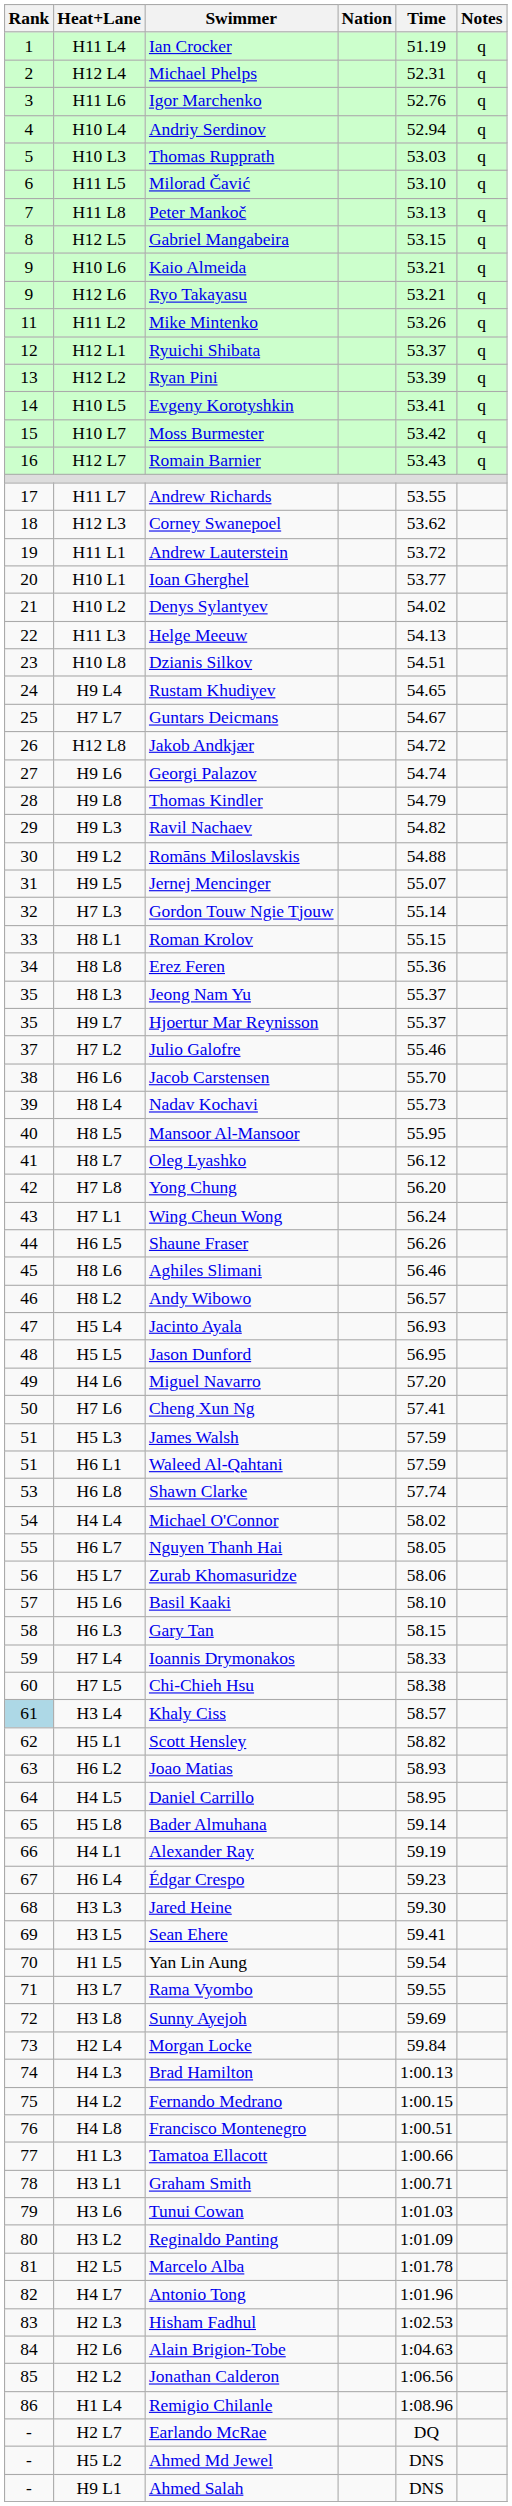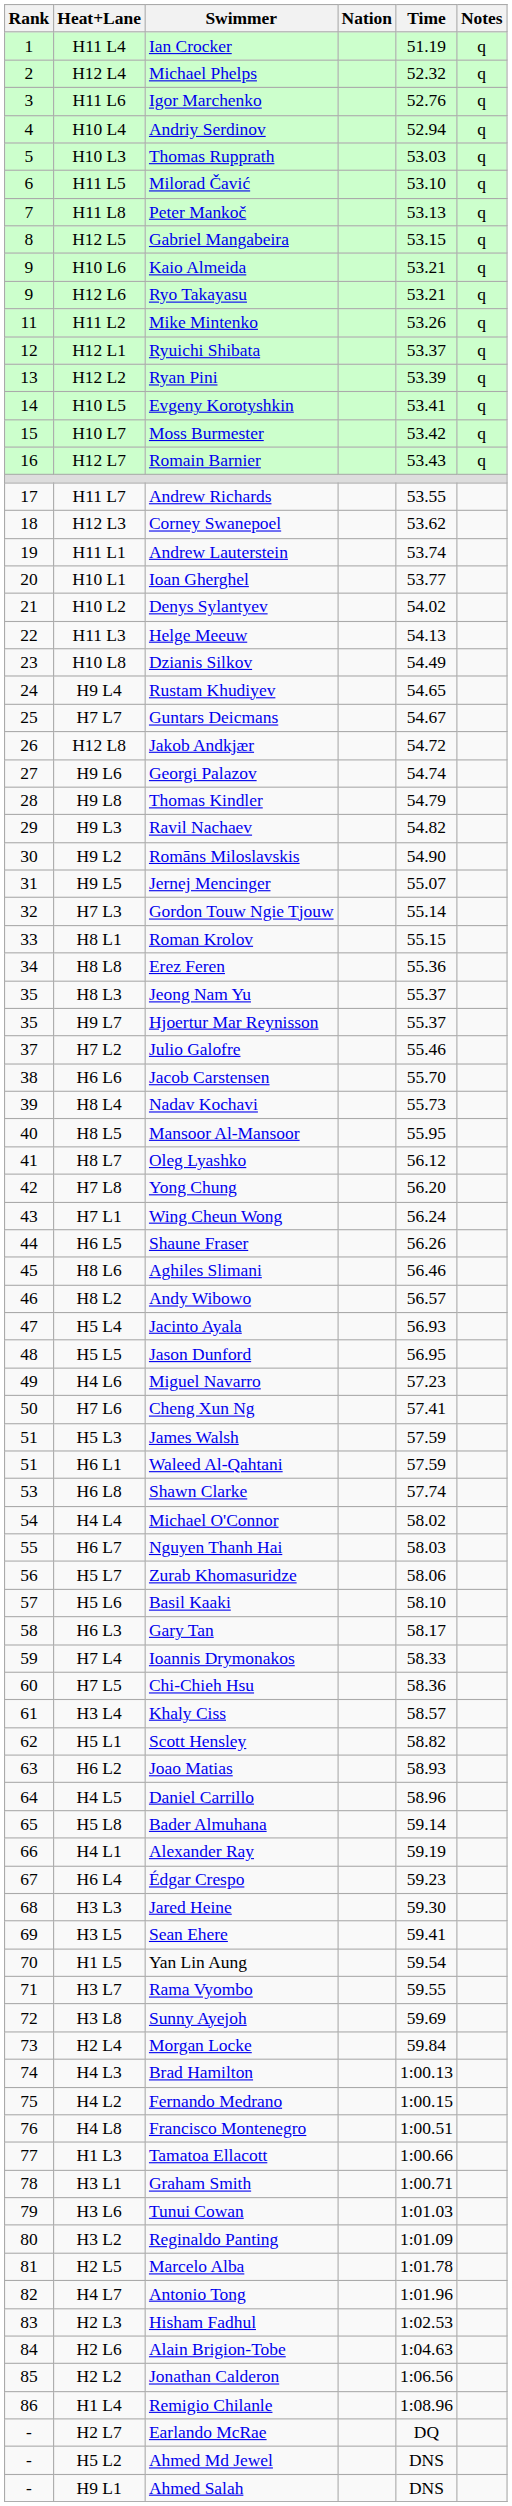(426, 73) 52.31 -> (426, 73) 52.32
(426, 551) 53.72 -> (426, 551) 53.74
(426, 662) 54.51 -> (426, 662) 54.49
(426, 856) 54.88 -> (426, 856) 54.90
(426, 1381) 57.20 -> (426, 1381) 57.23
(426, 1547) 58.05 -> (426, 1547) 58.03
(426, 1630) 58.15 -> (426, 1630) 58.17
(426, 1685) 58.38 -> (426, 1685) 58.36
(29, 1713) lightblue background -> (29, 1713) no background
(426, 1796) 58.95 -> (426, 1796) 58.96
